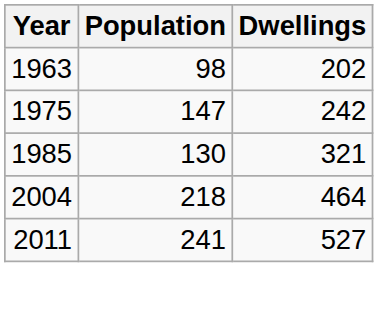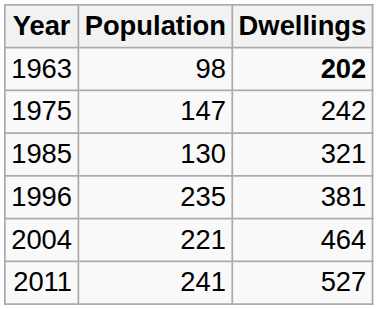(343, 68) normal -> (343, 68) bold
+ row: (42, 196)
(203, 196) 218 -> (203, 239) 221
